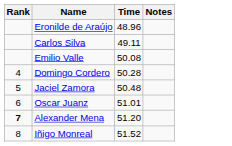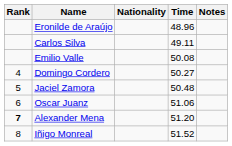+ column: (141, 12)
(129, 73) 50.28 -> (182, 73) 50.27
(129, 103) 51.01 -> (182, 103) 51.06
